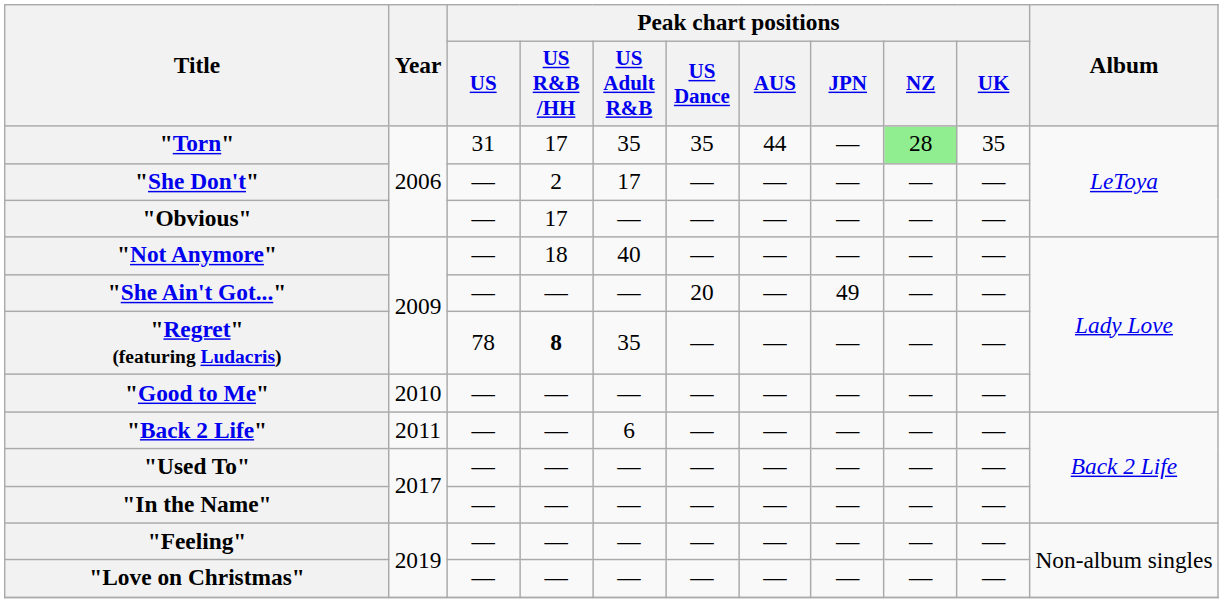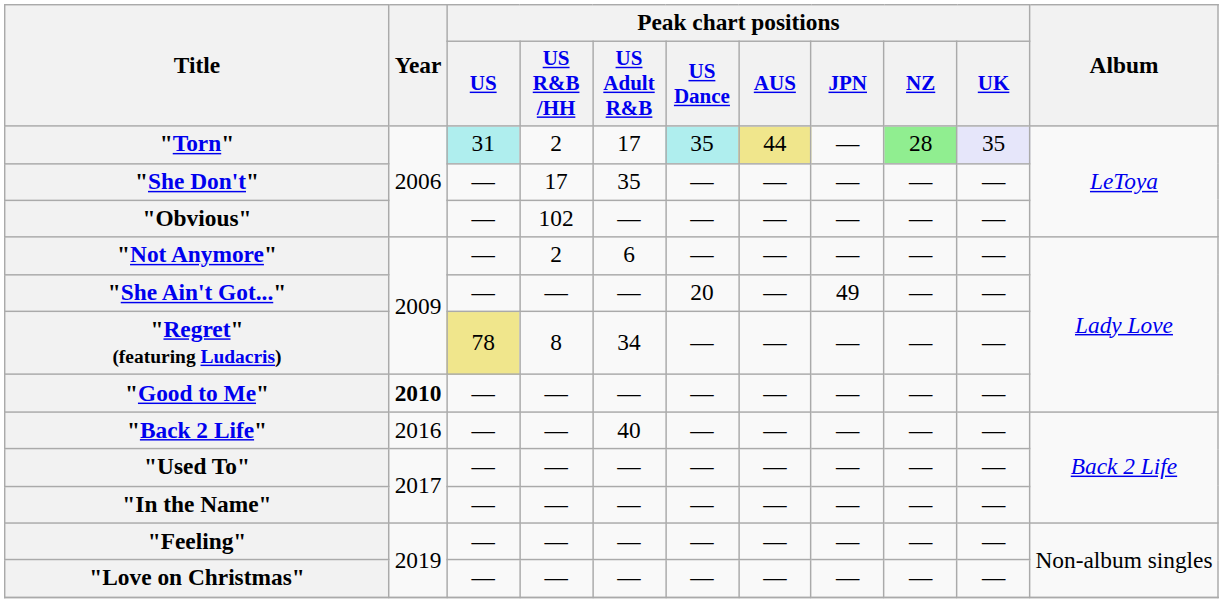(483, 144) no background -> (483, 144) paleturquoise background
(556, 144) 17 -> (556, 144) 2
(629, 144) 35 -> (629, 144) 17
(702, 144) no background -> (702, 144) paleturquoise background
(775, 144) no background -> (775, 144) khaki background
(994, 144) no background -> (994, 144) lavender background
(556, 181) 2 -> (556, 181) 17
(629, 181) 17 -> (629, 181) 35
(556, 218) 17 -> (556, 218) 102
(556, 255) 18 -> (556, 255) 2
(629, 255) 40 -> (629, 255) 6
(483, 342) no background -> (483, 342) khaki background
(556, 342) bold -> (556, 342) normal
(629, 342) 35 -> (629, 342) 34
(418, 392) normal -> (418, 392) bold
(418, 429) 2011 -> (418, 429) 2016
(629, 429) 6 -> (629, 429) 40
